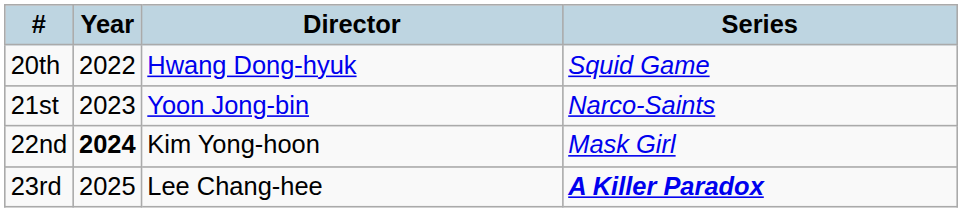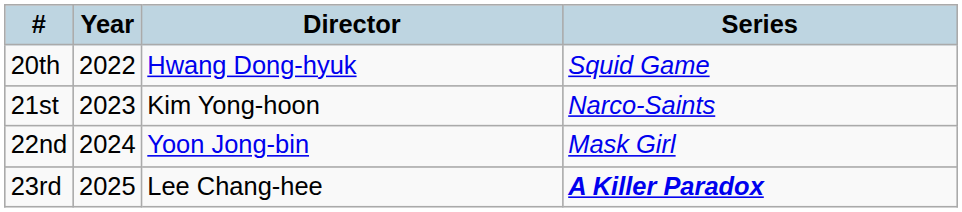(228, 105) Yoon Jong-bin -> (234, 105) Kim Yong-hoon
(107, 145) bold -> (107, 145) normal
(234, 145) Kim Yong-hoon -> (228, 145) Yoon Jong-bin
